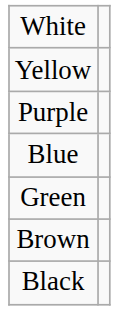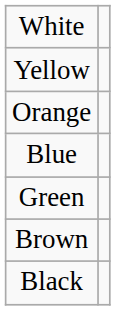+ row: (52, 111)
- row: (53, 111)
